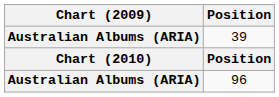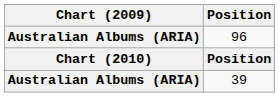rows swapped: (239, 37) <-> (239, 81)
